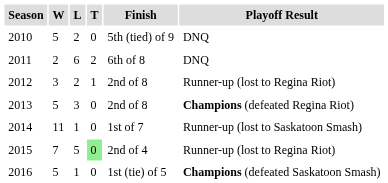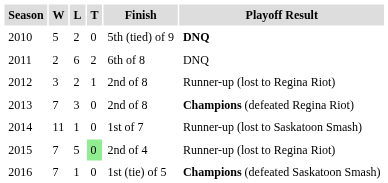(196, 37) normal -> (196, 37) bold
(56, 105) 5 -> (56, 105) 7
(56, 172) 5 -> (56, 172) 7
